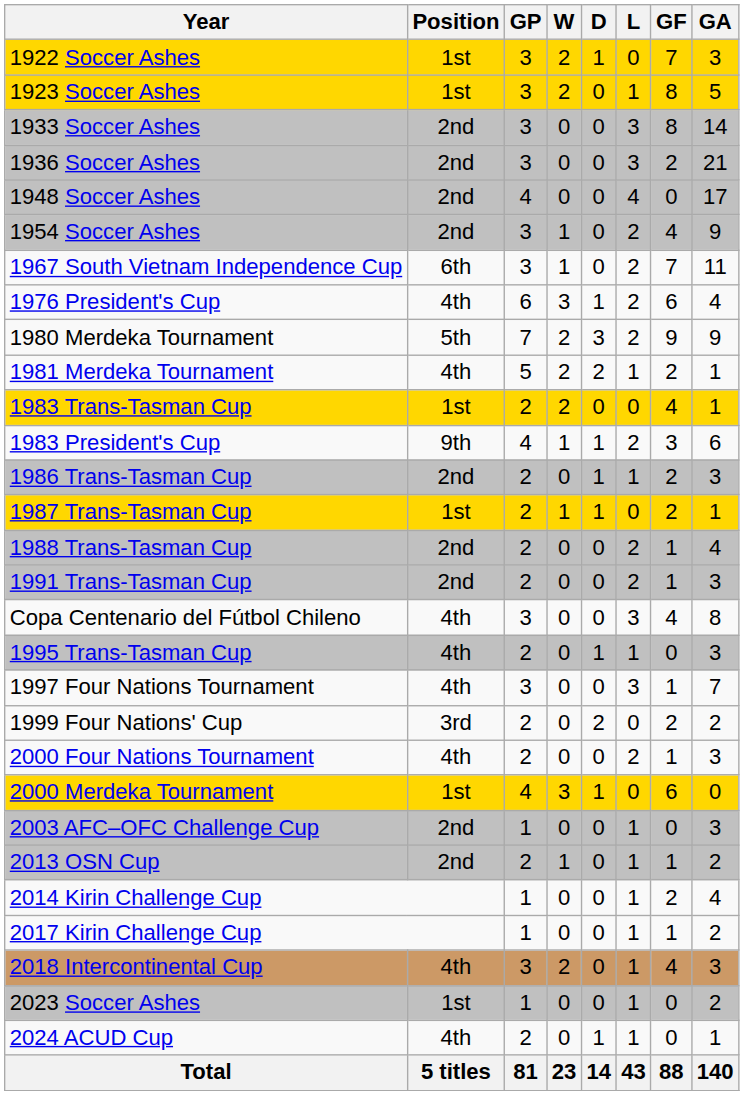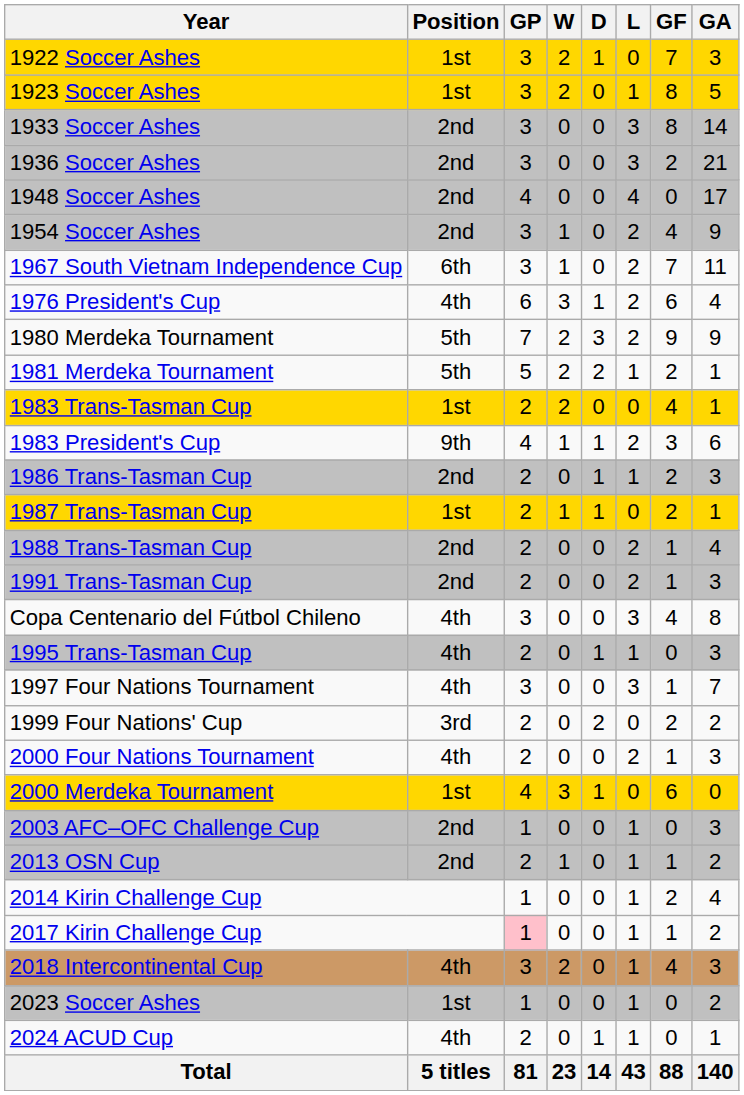(456, 372) 4th -> (456, 372) 5th
(526, 932) no background -> (526, 932) pink background
